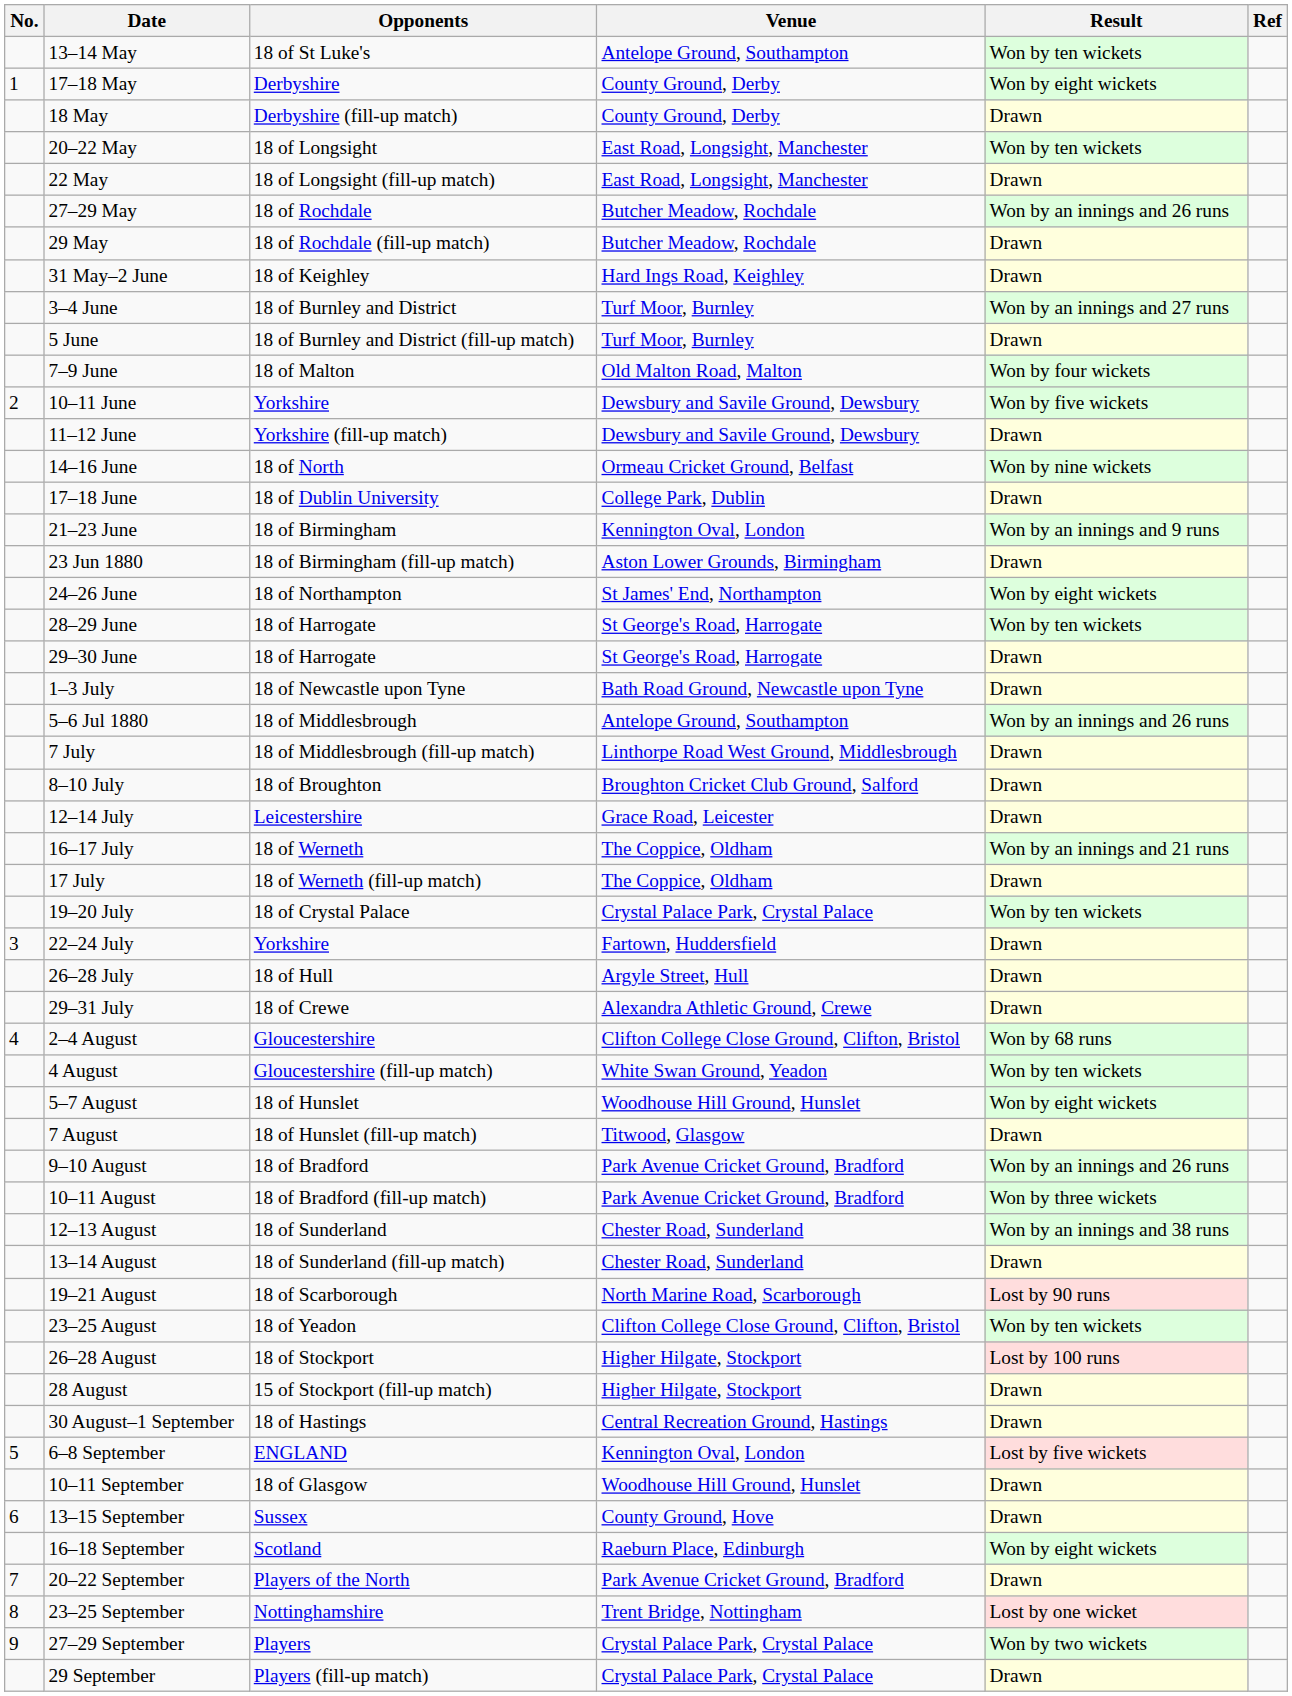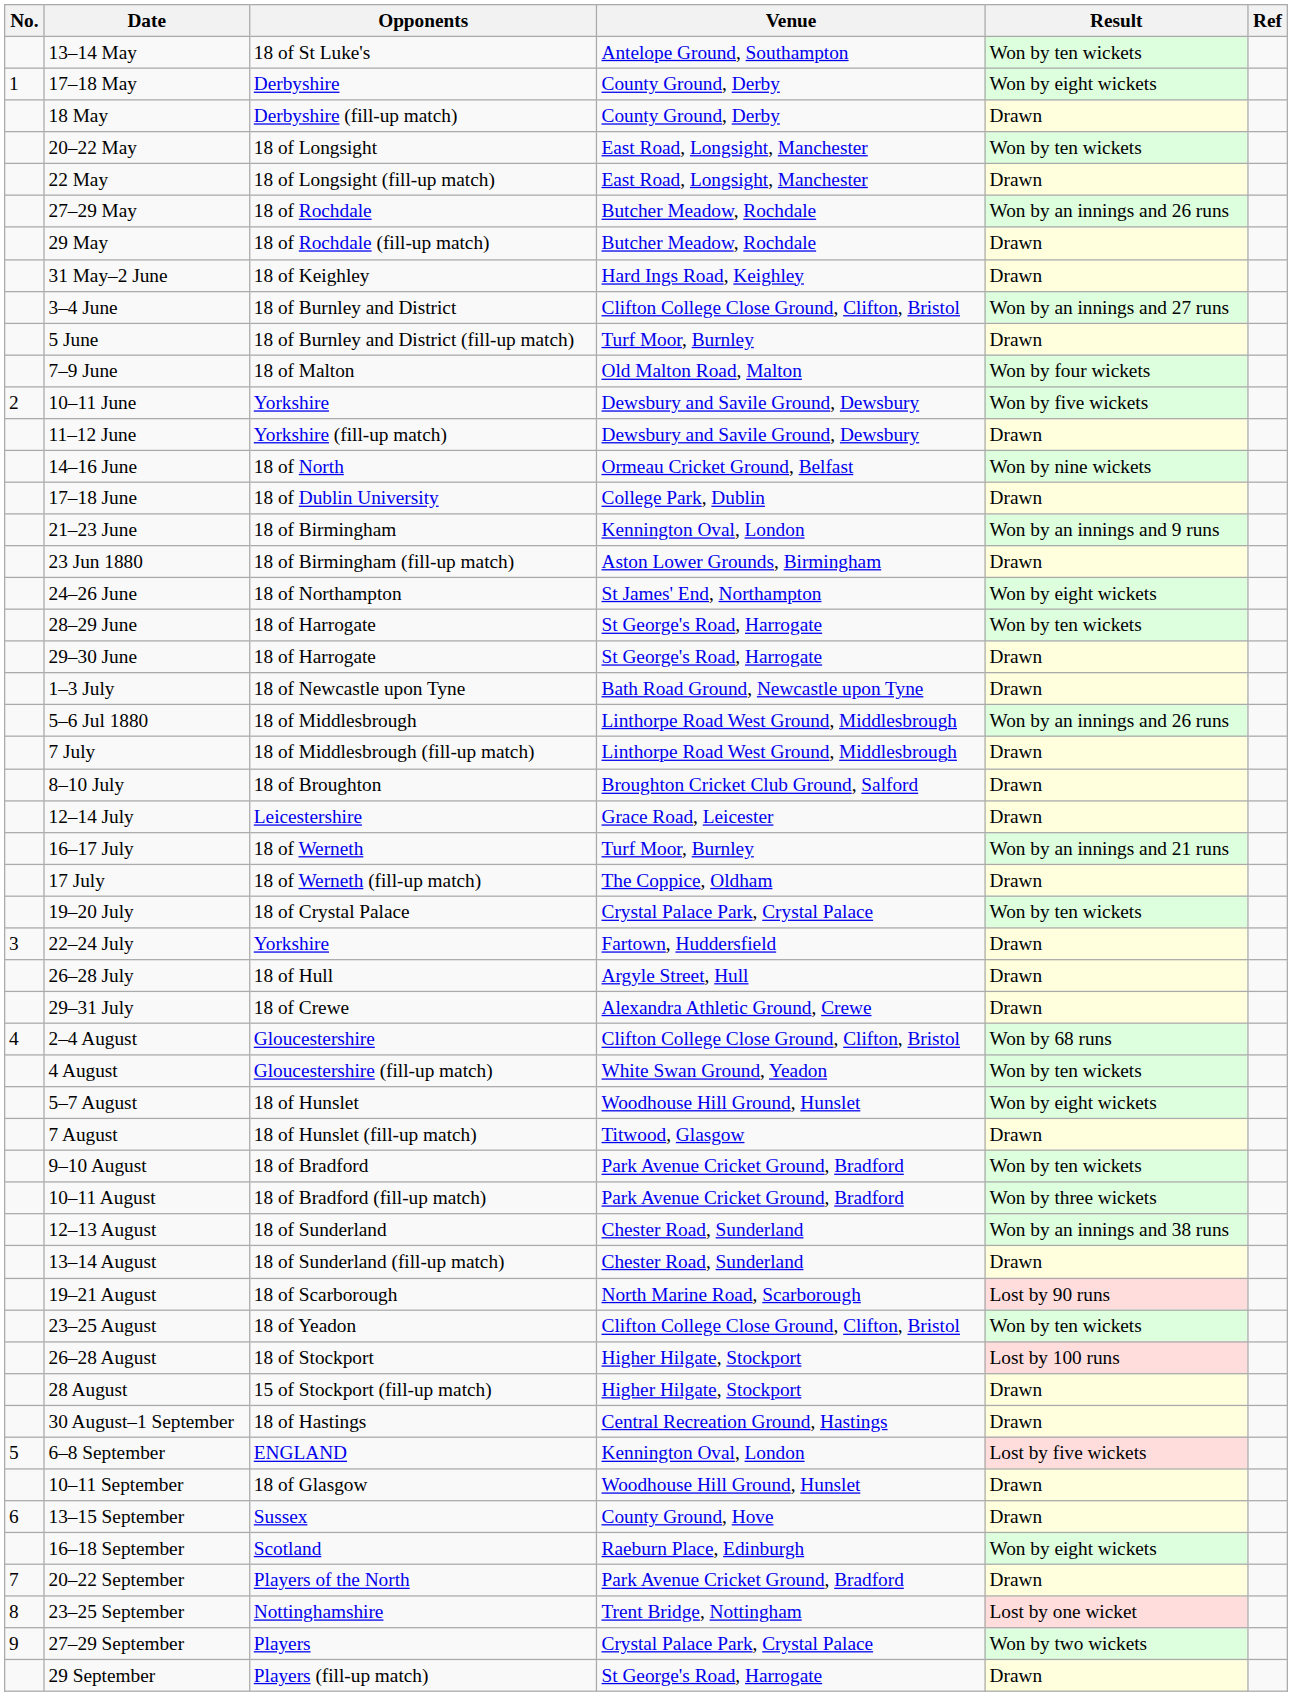(678, 307) Turf Moor, Burnley -> (781, 307) Clifton College Close Ground, Clifton, Bristol
(725, 720) Antelope Ground, Southampton -> (779, 720) Linthorpe Road West Ground, Middlesbrough
(687, 848) The Coppice, Oldham -> (678, 848) Turf Moor, Burnley
(1109, 1166) Won by an innings and 26 runs -> (1066, 1166) Won by ten wickets
(737, 1675) Crystal Palace Park, Crystal Palace -> (712, 1675) St George's Road, Harrogate
